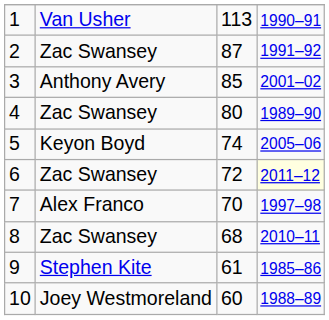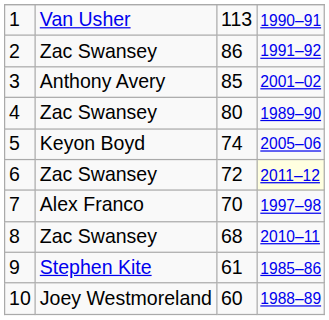(232, 50) 87 -> (232, 50) 86
